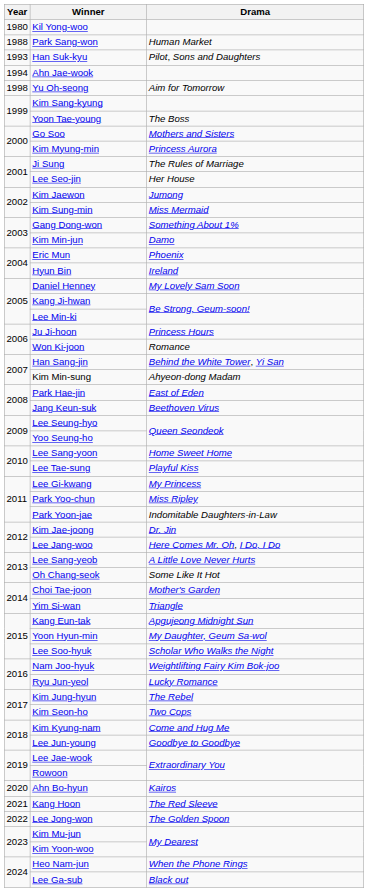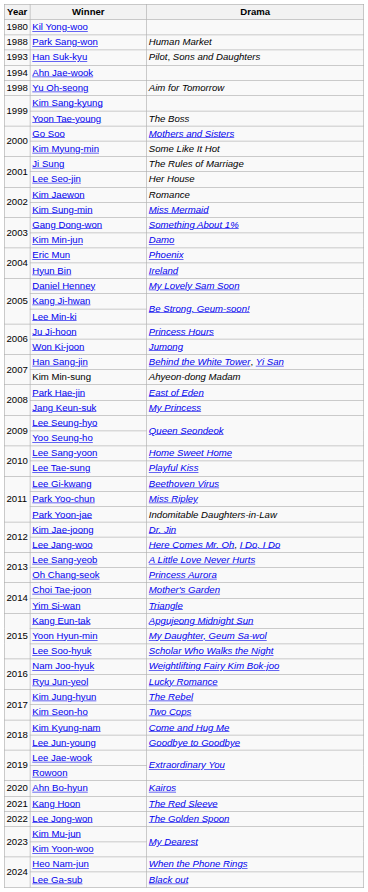(183, 149) Princess Aurora -> (184, 149) Some Like It Hot
(166, 194) Jumong -> (169, 194) Romance
(169, 347) Romance -> (166, 347) Jumong
(184, 407) Beethoven Virus -> (175, 407) My Princess
(175, 484) My Princess -> (184, 484) Beethoven Virus
(184, 575) Some Like It Hot -> (183, 575) Princess Aurora
